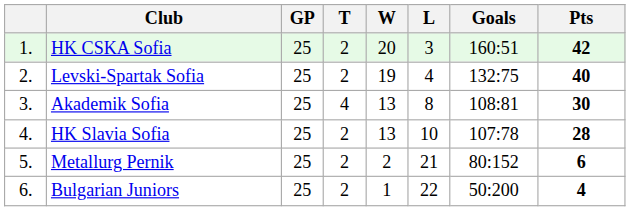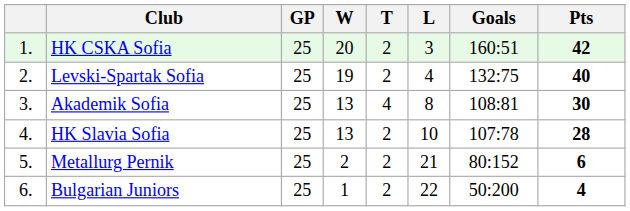columns swapped: (387, 18) <-> (344, 18)
